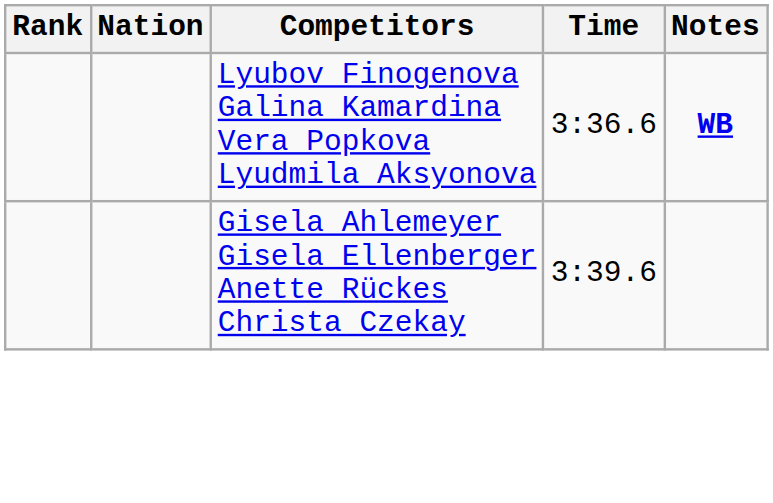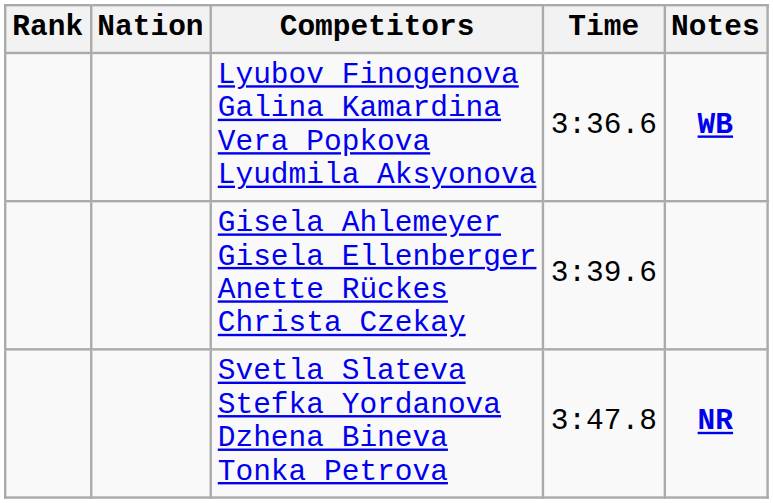+ row: (359, 423)
